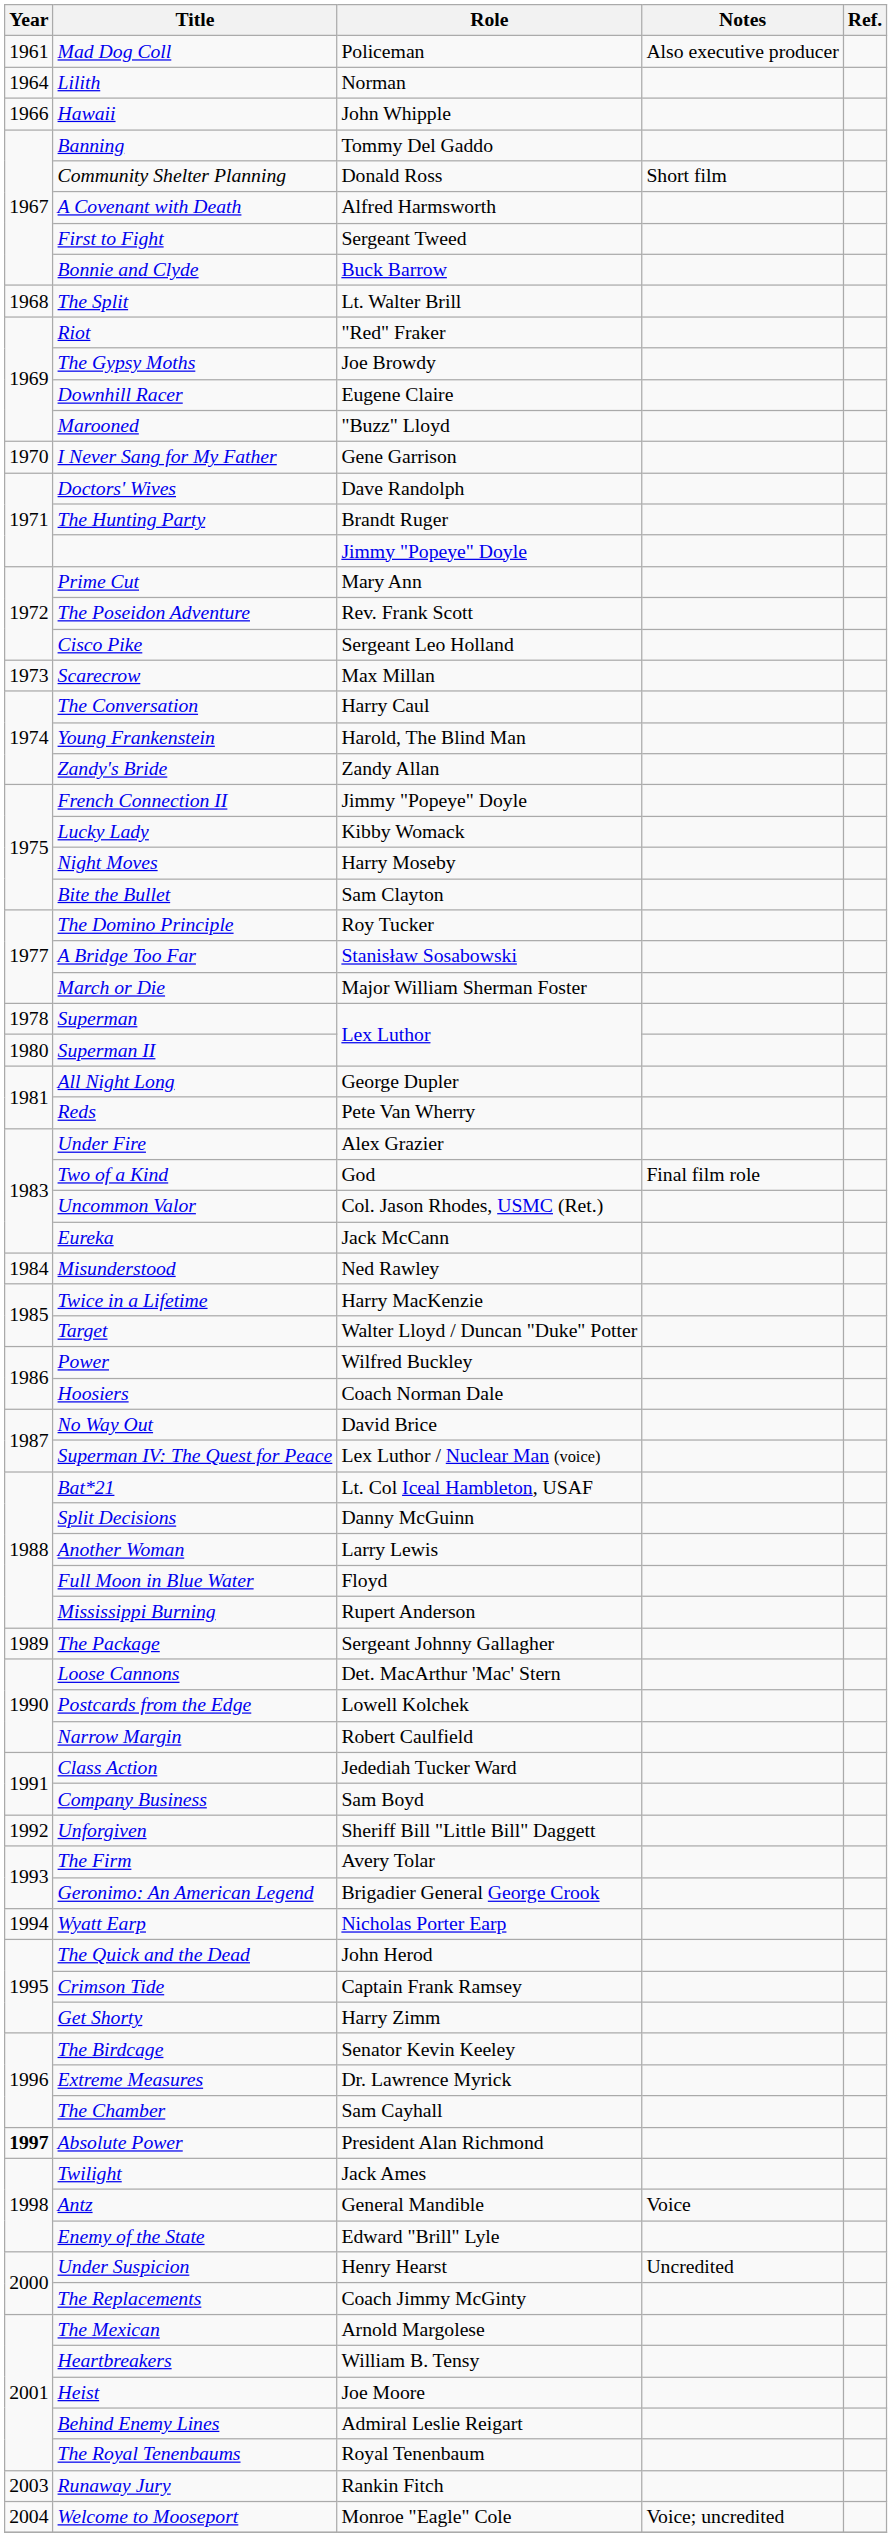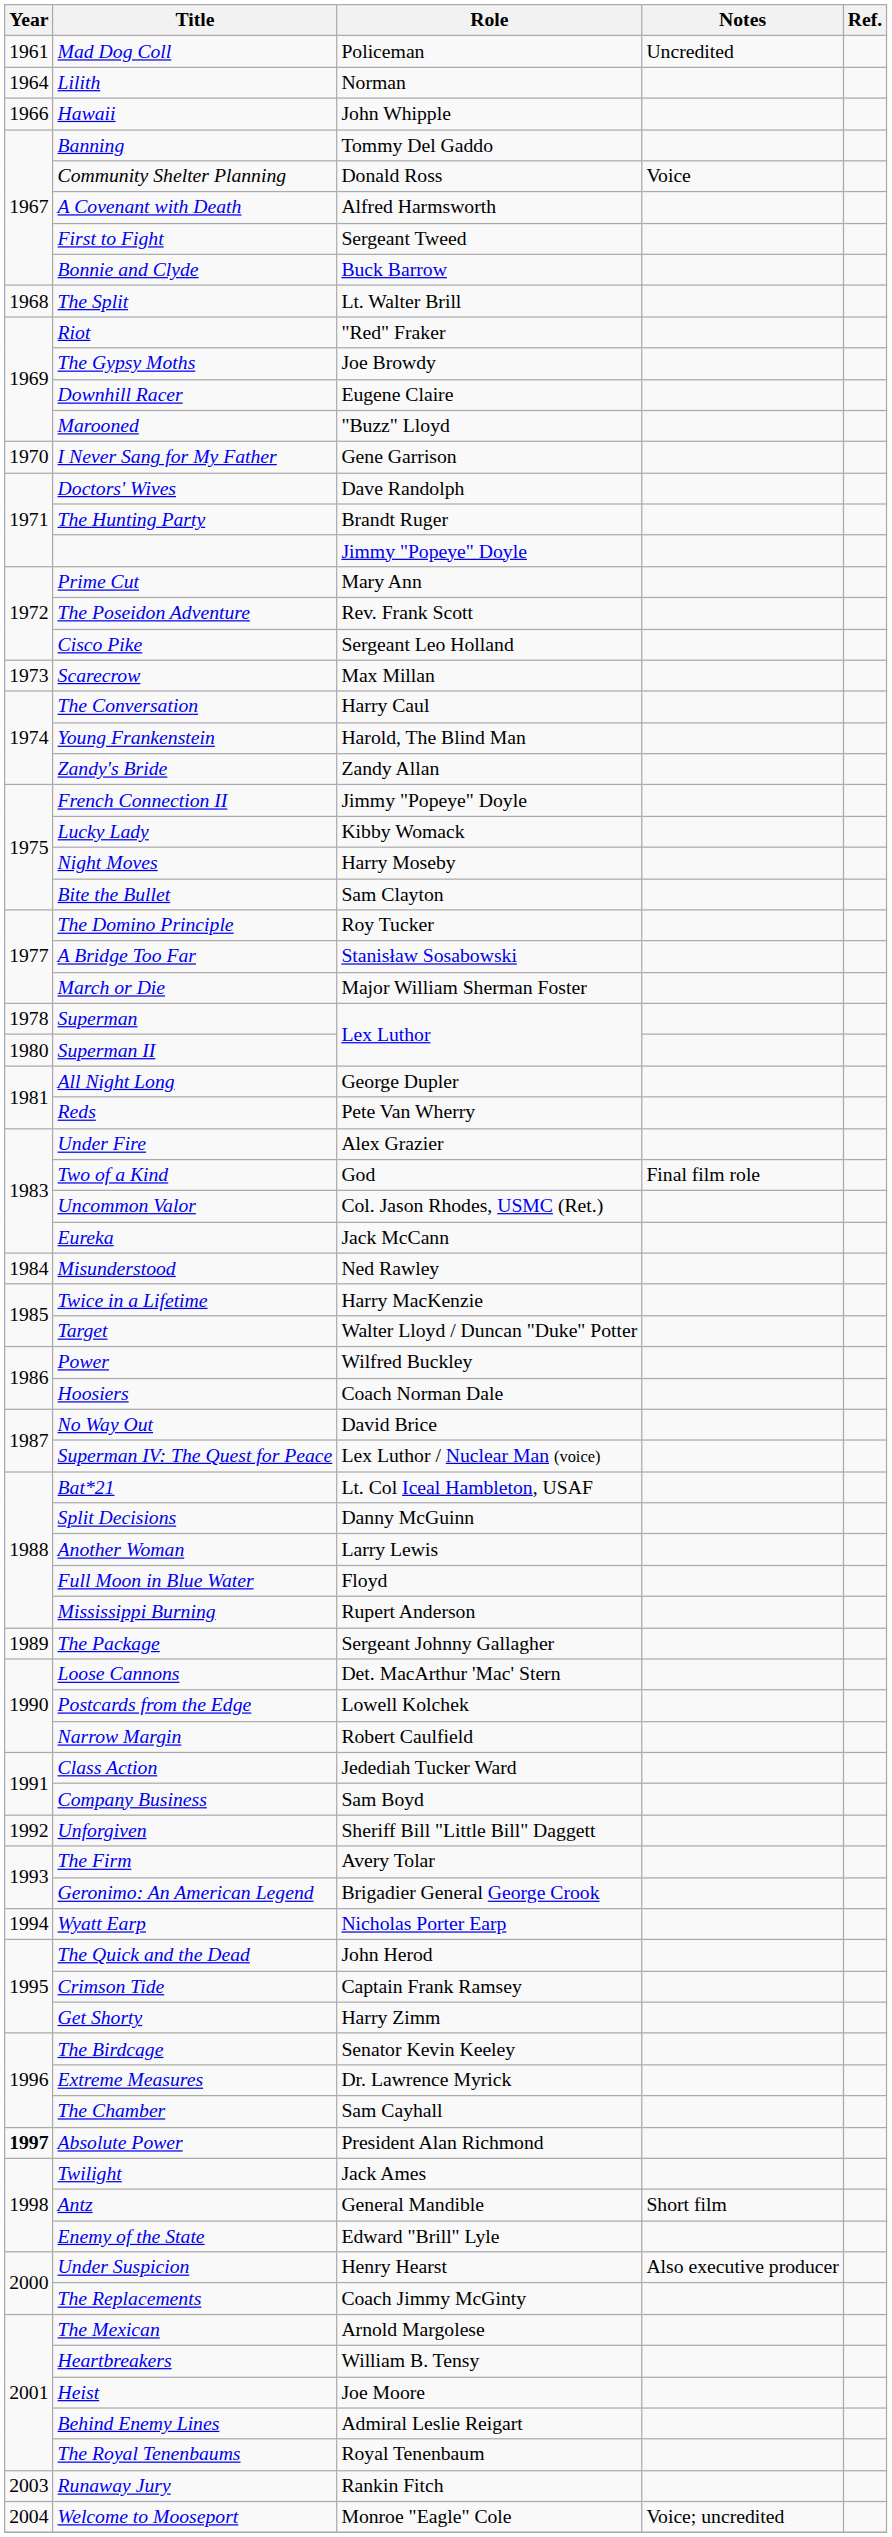(743, 51) Also executive producer -> (690, 51) Uncredited
(687, 176) Short film -> (669, 176) Voice
(669, 2204) Voice -> (687, 2204) Short film
(690, 2267) Uncredited -> (743, 2267) Also executive producer
